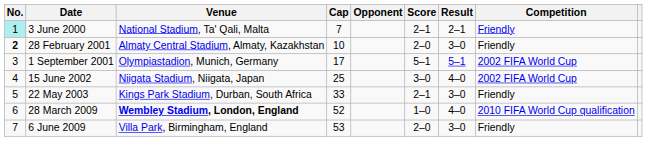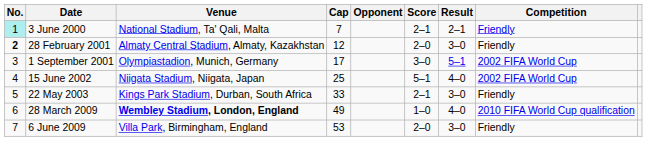(339, 45) 10 -> (339, 45) 12
(422, 62) 5–1 -> (422, 62) 3–0
(422, 78) 3–0 -> (422, 78) 5–1
(339, 111) 52 -> (339, 111) 49
